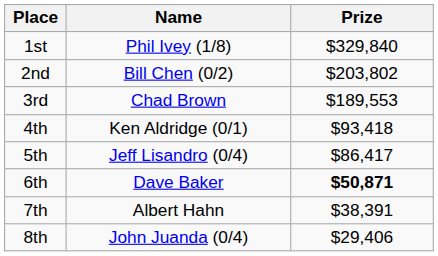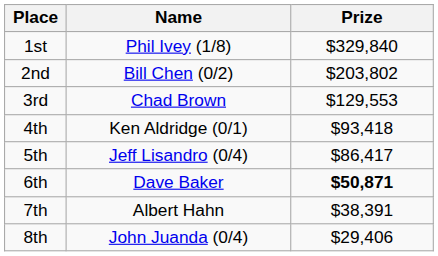(362, 100) $189,553 -> (362, 100) $129,553
